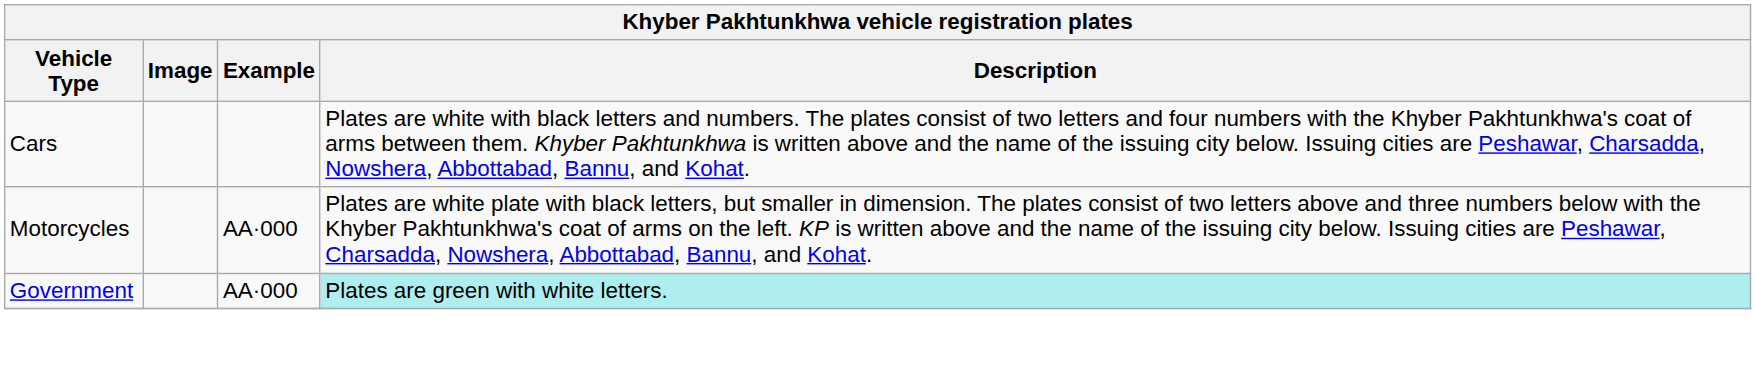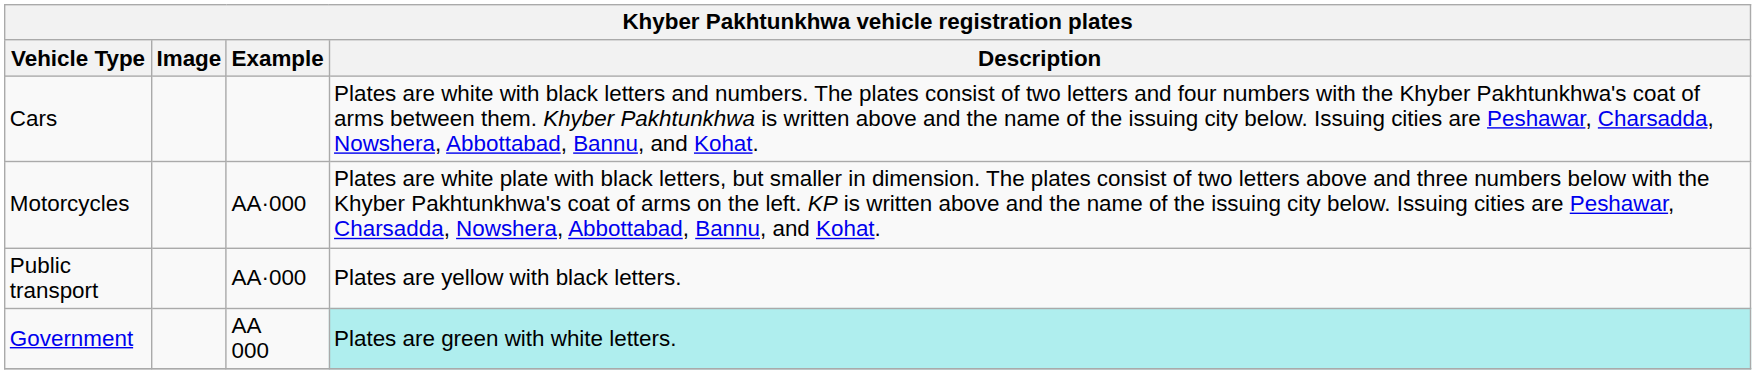+ row: (54, 277)
(260, 290) AA·000 -> (250, 338) AA 000
